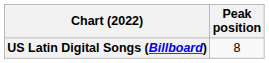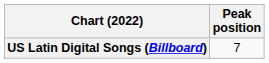(237, 48) 8 -> (237, 48) 7
